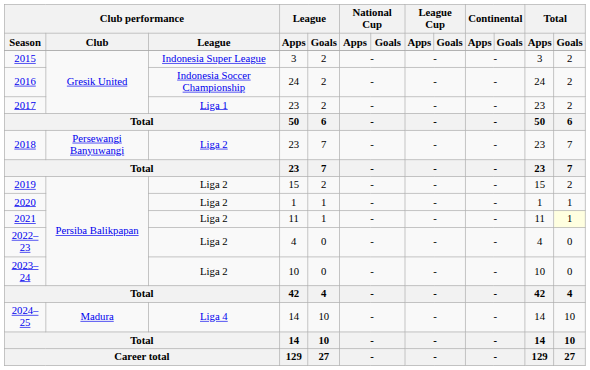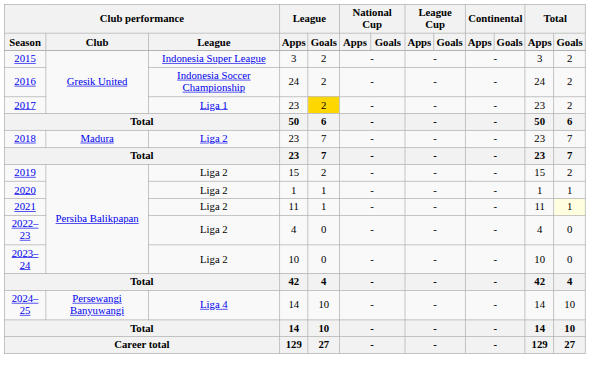(324, 105) no background -> (324, 105) gold background
(97, 145) Persewangi Banyuwangi -> (97, 139) Madura
(97, 317) Madura -> (97, 305) Persewangi Banyuwangi
